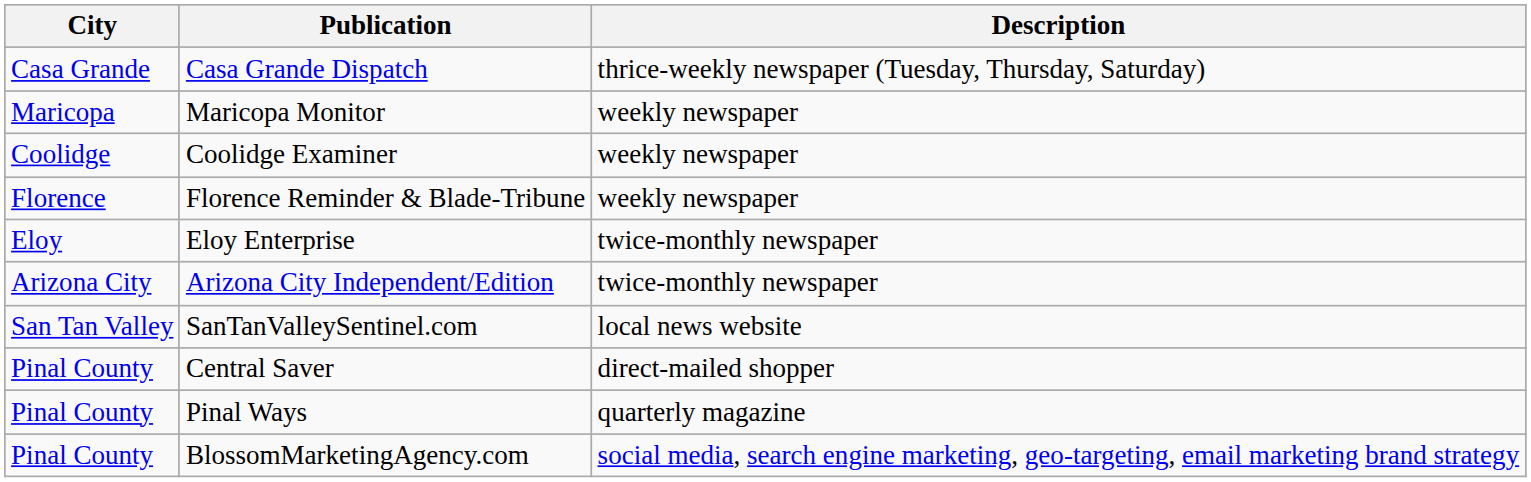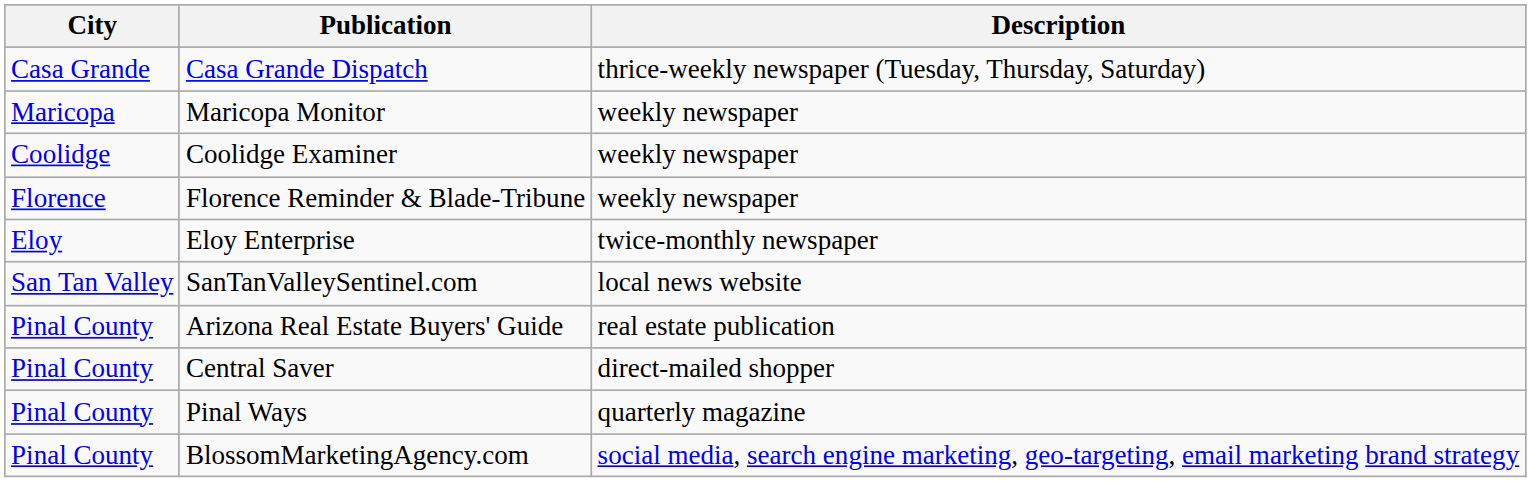- row: (370, 283)
+ row: (375, 326)
